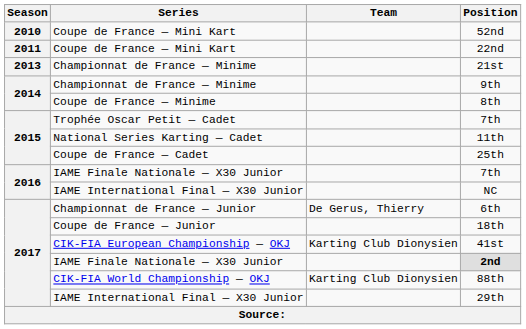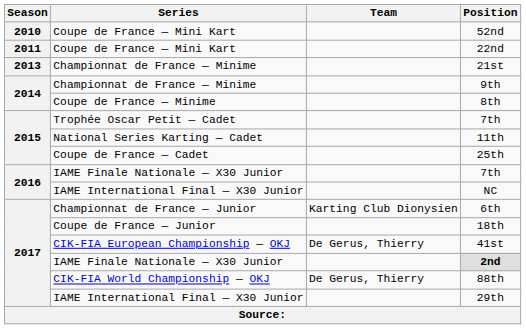(367, 209) De Gerus, Thierry -> (383, 209) Karting Club Dionysien
(383, 244) Karting Club Dionysien -> (367, 244) De Gerus, Thierry
(383, 280) Karting Club Dionysien -> (367, 280) De Gerus, Thierry
